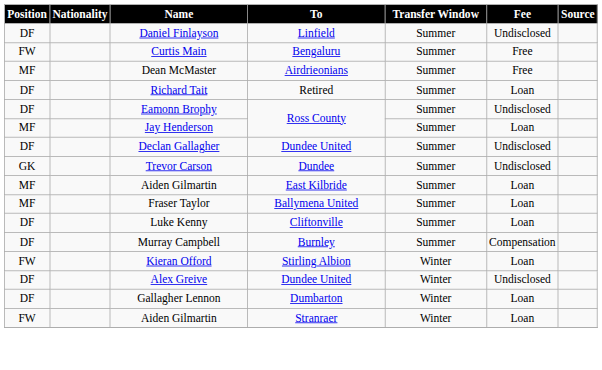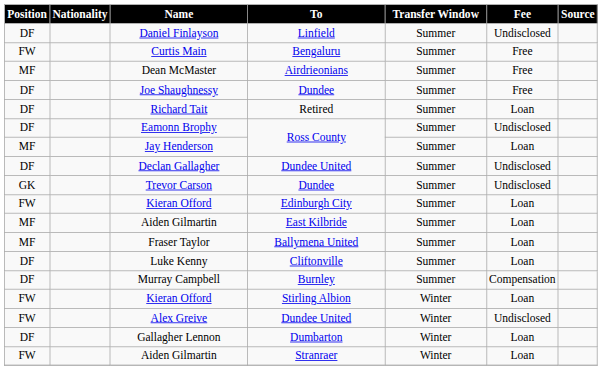+ row: (179, 90)
+ row: (179, 204)
(27, 280) DF -> (27, 318) FW
